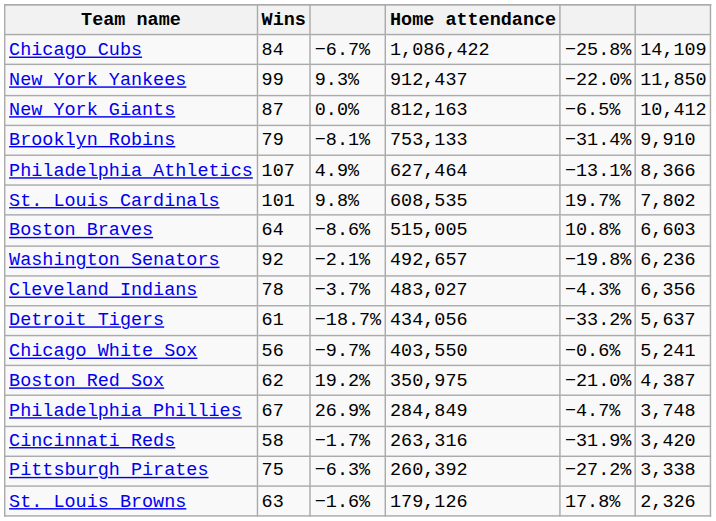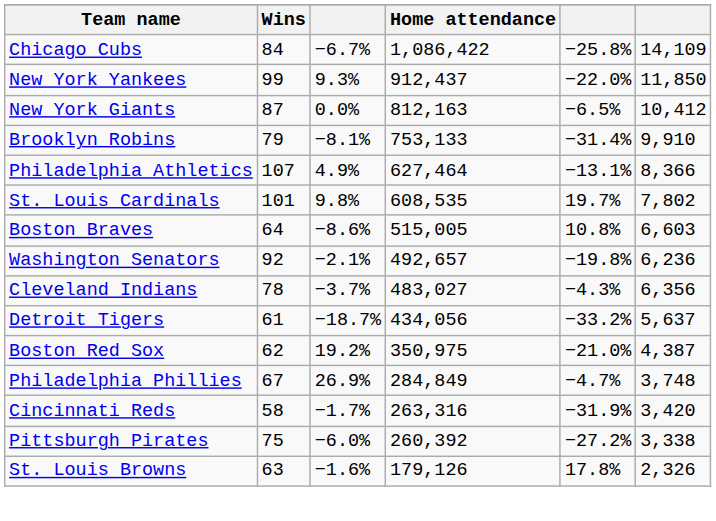- row: (103, 351)
(342, 471) −6.3% -> (342, 441) −6.0%
